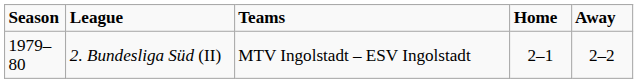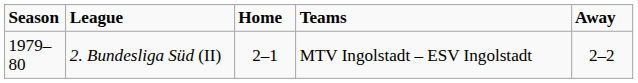columns swapped: (262, 18) <-> (536, 18)
